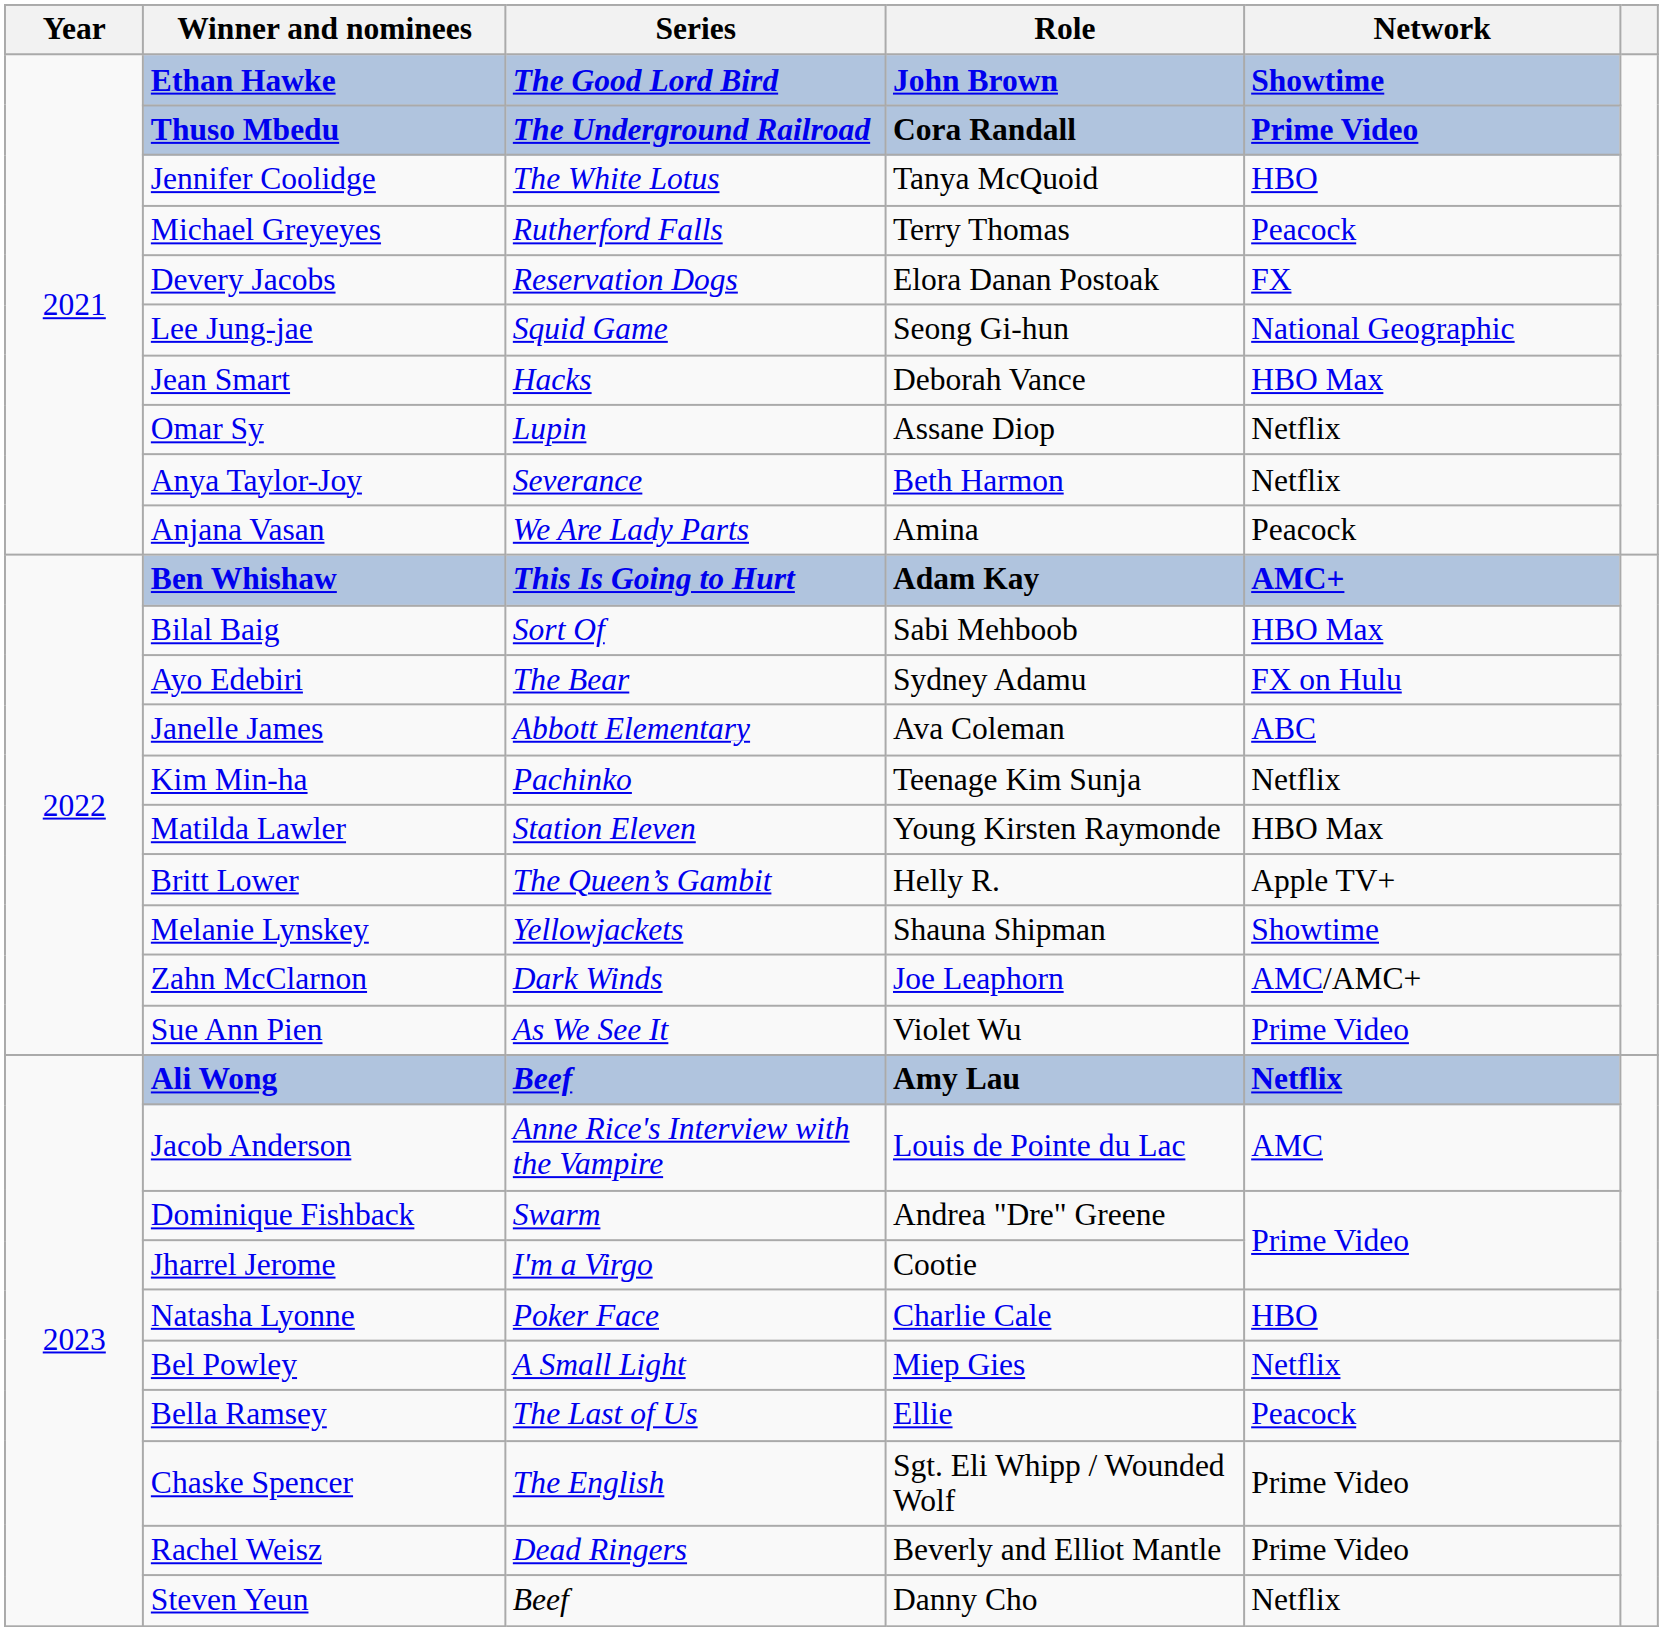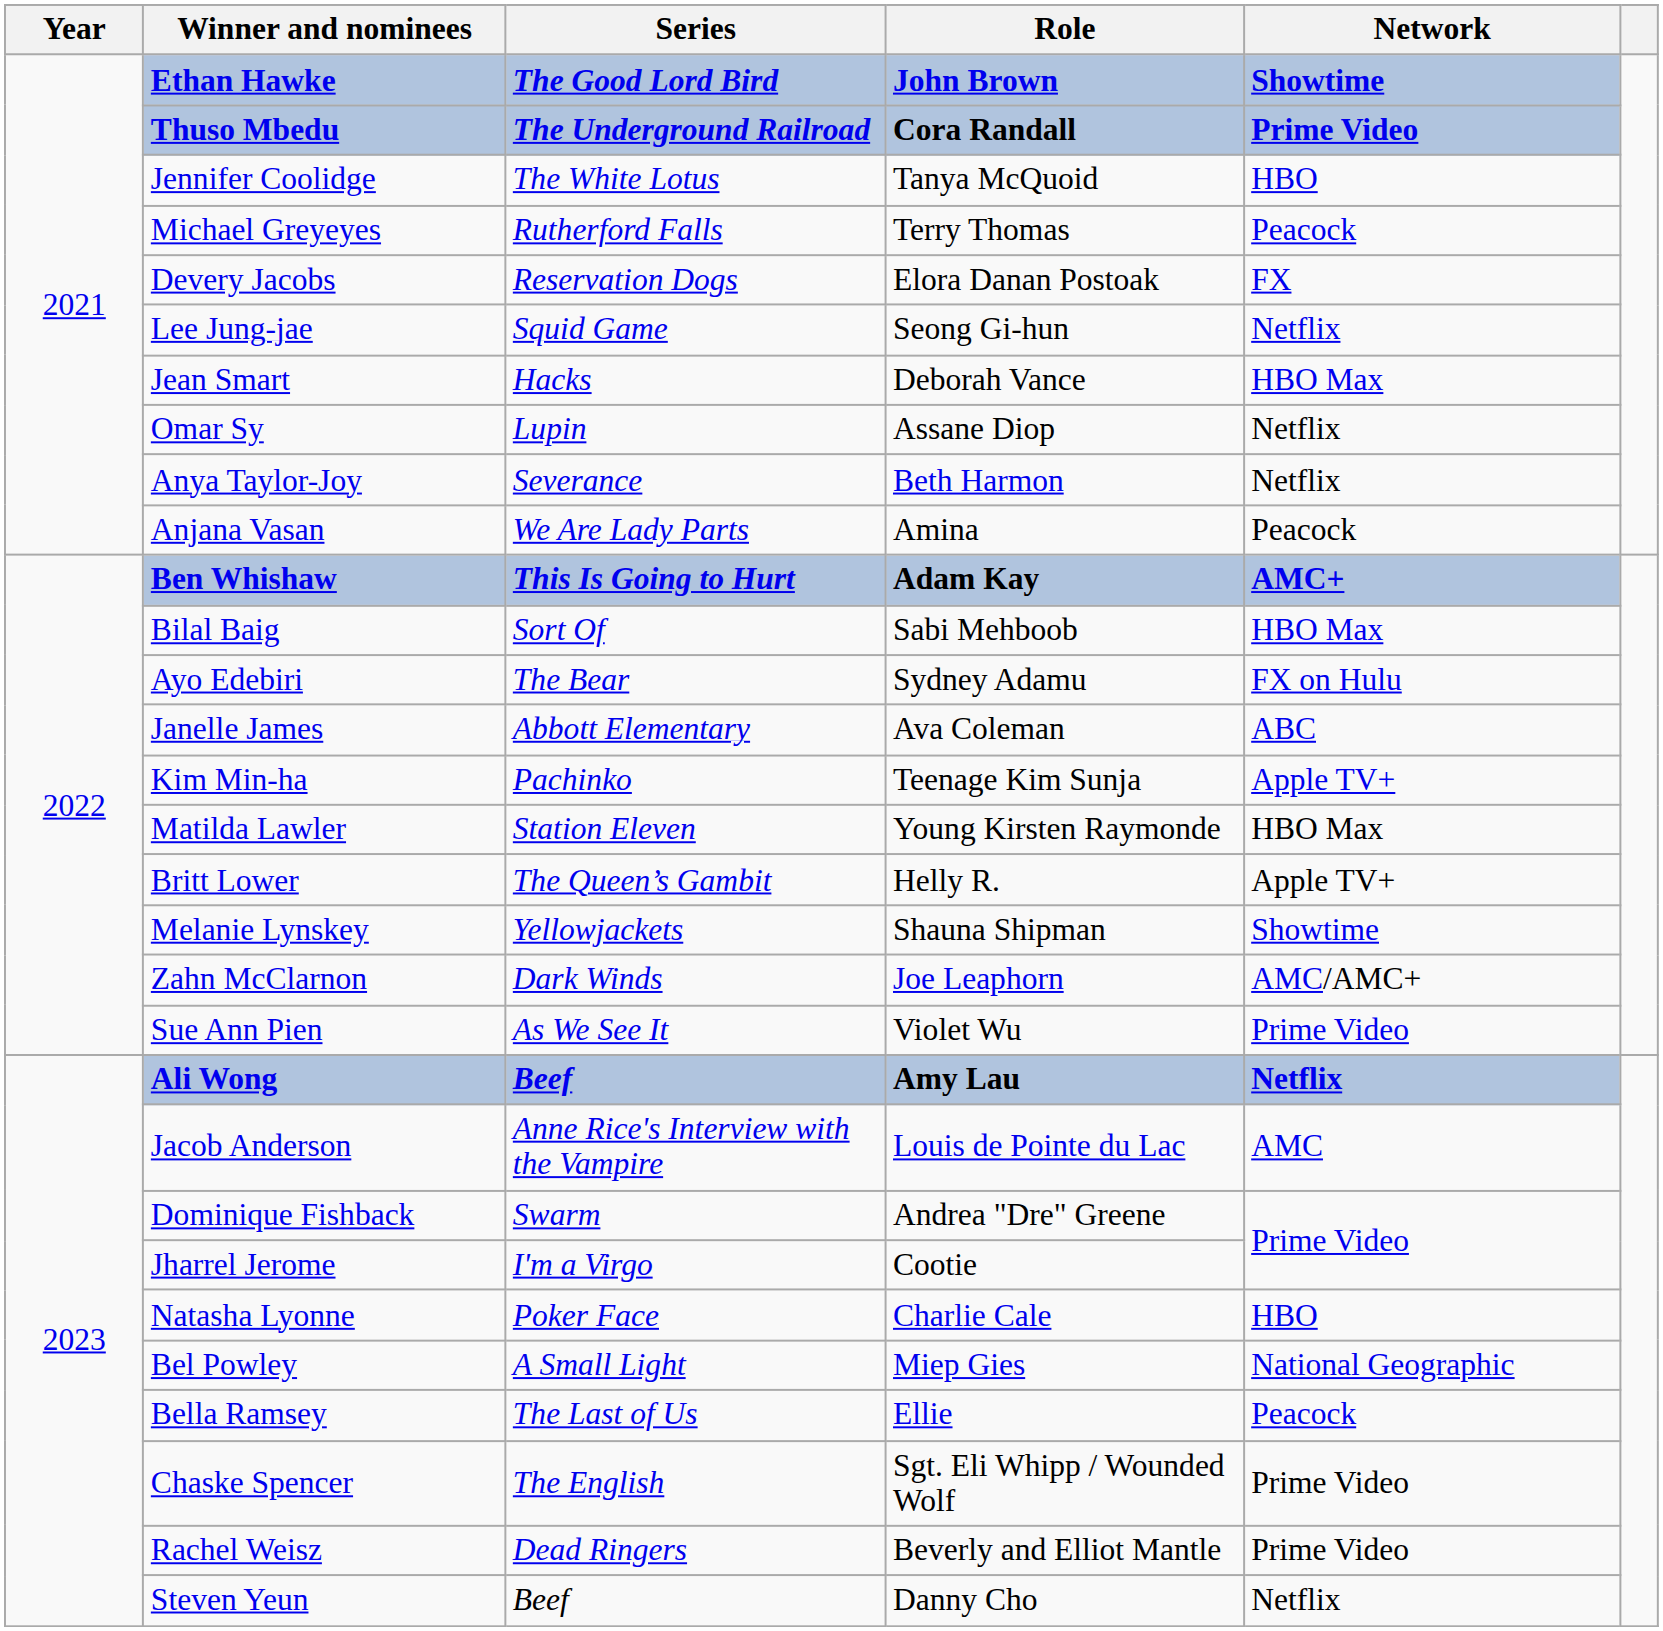(1383, 329) National Geographic -> (1296, 329) Netflix
(1296, 779) Netflix -> (1323, 779) Apple TV+
(1296, 1364) Netflix -> (1383, 1364) National Geographic
